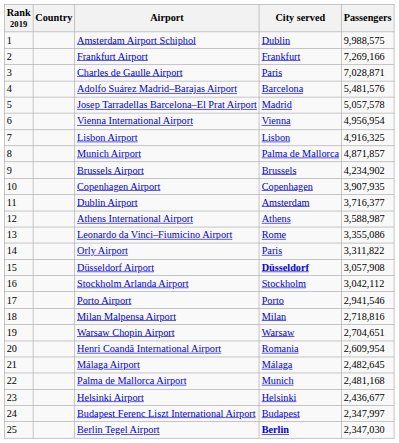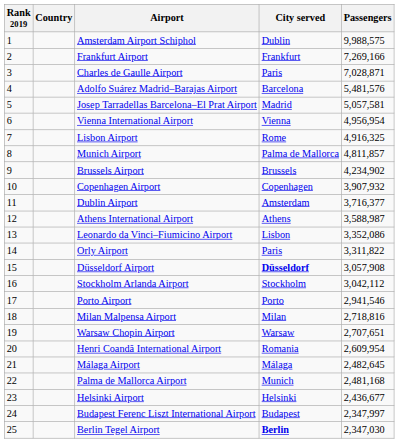(364, 105) 5,057,578 -> (364, 105) 5,057,581
(276, 137) Lisbon -> (274, 137) Rome
(364, 154) 4,871,857 -> (364, 154) 4,811,857
(364, 186) 3,907,935 -> (364, 186) 3,907,932
(274, 235) Rome -> (276, 235) Lisbon
(364, 235) 3,355,086 -> (364, 235) 3,352,086
(364, 332) 2,704,651 -> (364, 332) 2,707,651
